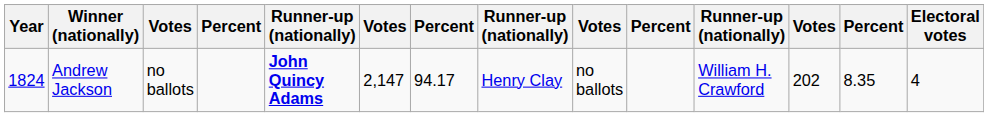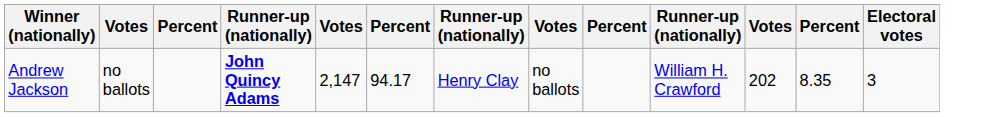- column: (26, 26)
(915, 80) 4 -> (872, 80) 3
